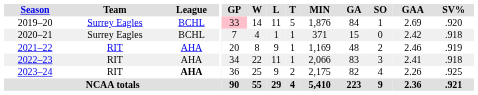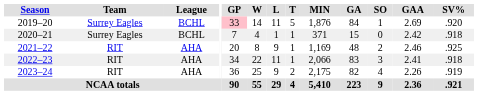(454, 47) .919 -> (454, 47) .925
(191, 72) bold -> (191, 72) normal
(454, 72) .925 -> (454, 72) .919
